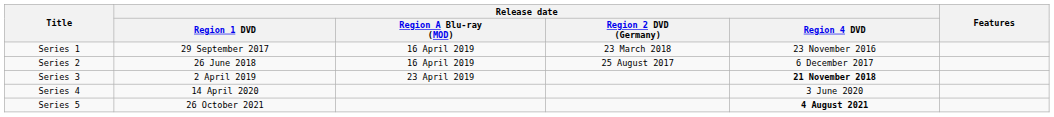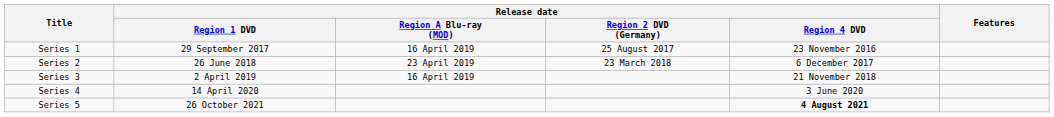(638, 49) 23 March 2018 -> (638, 49) 25 August 2017
(441, 63) 16 April 2019 -> (441, 63) 23 April 2019
(638, 63) 25 August 2017 -> (638, 63) 23 March 2018
(441, 77) 23 April 2019 -> (441, 77) 16 April 2019
(835, 77) bold -> (835, 77) normal
